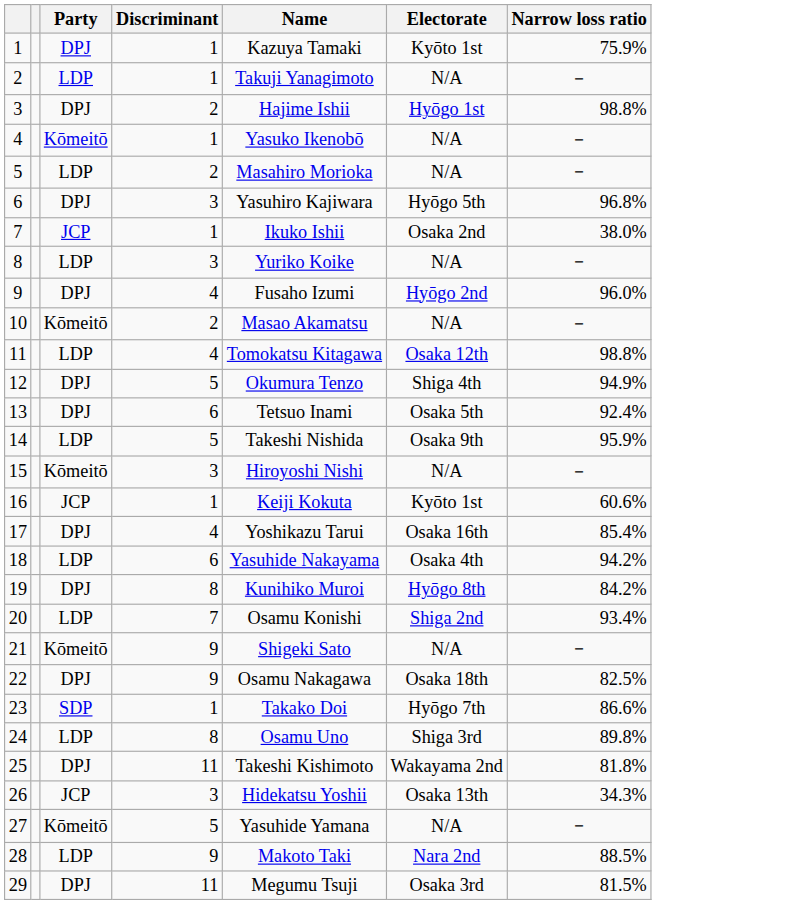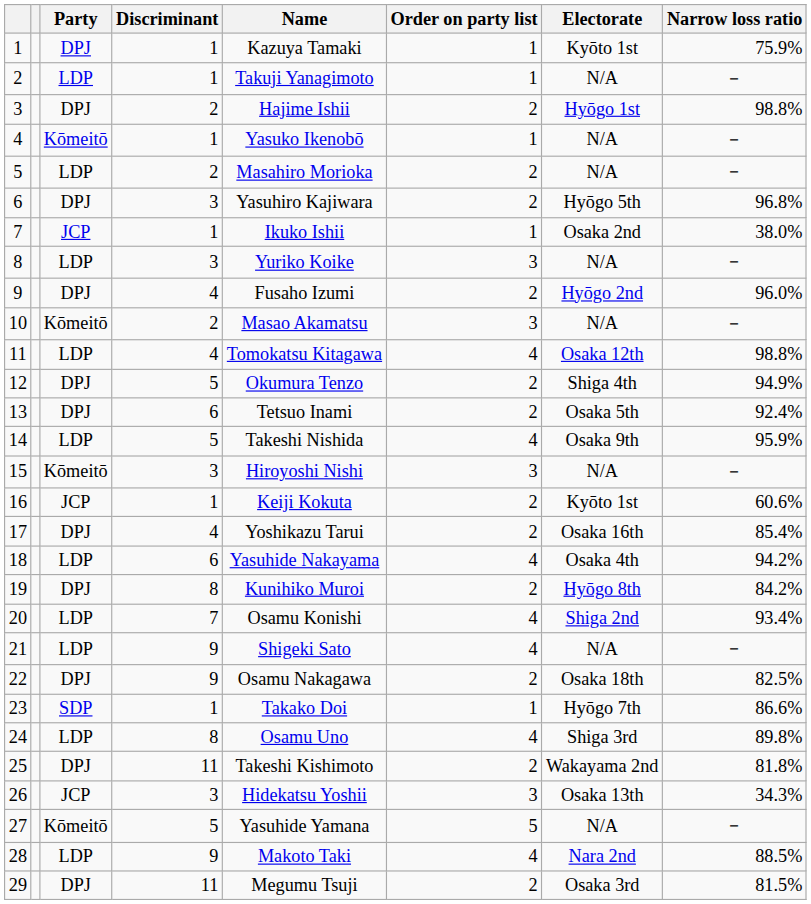+ column: (464, 18)
(76, 648) Kōmeitō -> (76, 648) LDP
